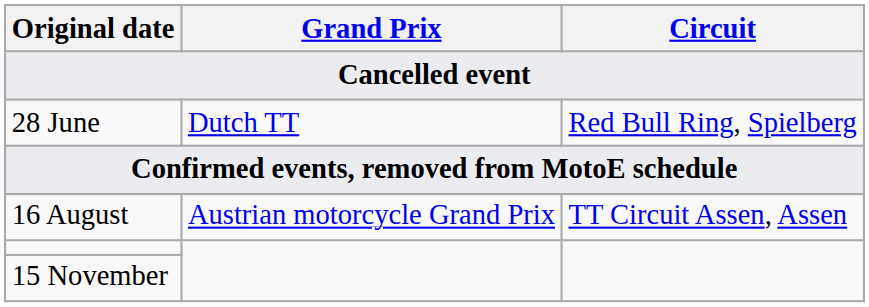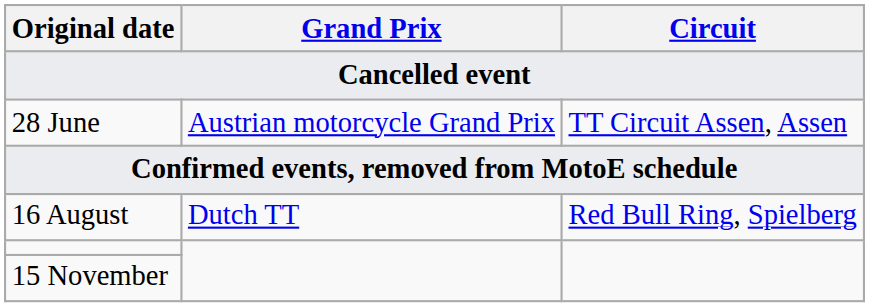(244, 121) Dutch TT -> (371, 121) Austrian motorcycle Grand Prix
(713, 121) Red Bull Ring, Spielberg -> (708, 121) TT Circuit Assen, Assen
(371, 216) Austrian motorcycle Grand Prix -> (244, 216) Dutch TT
(708, 216) TT Circuit Assen, Assen -> (713, 216) Red Bull Ring, Spielberg
